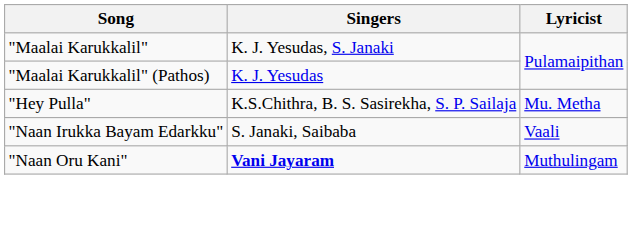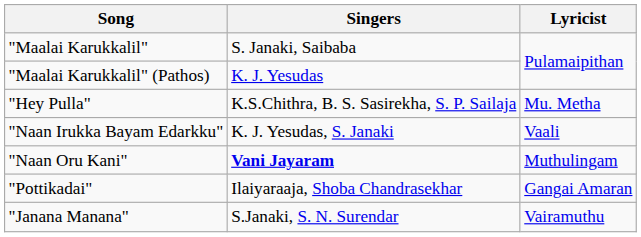(312, 47) K. J. Yesudas, S. Janaki -> (294, 47) S. Janaki, Saibaba
(294, 132) S. Janaki, Saibaba -> (312, 132) K. J. Yesudas, S. Janaki
+ row: (50, 188)
+ row: (69, 217)
